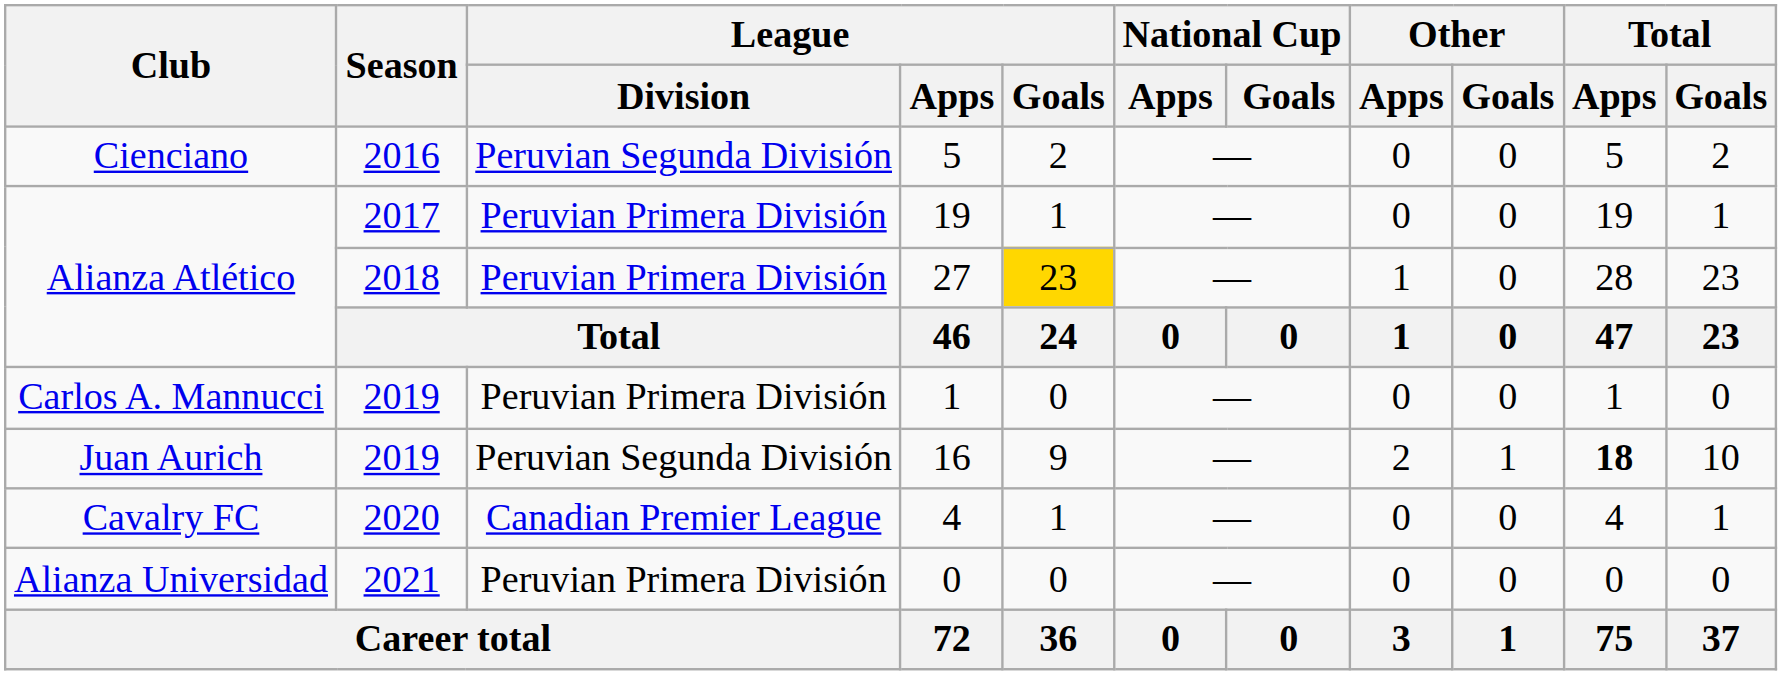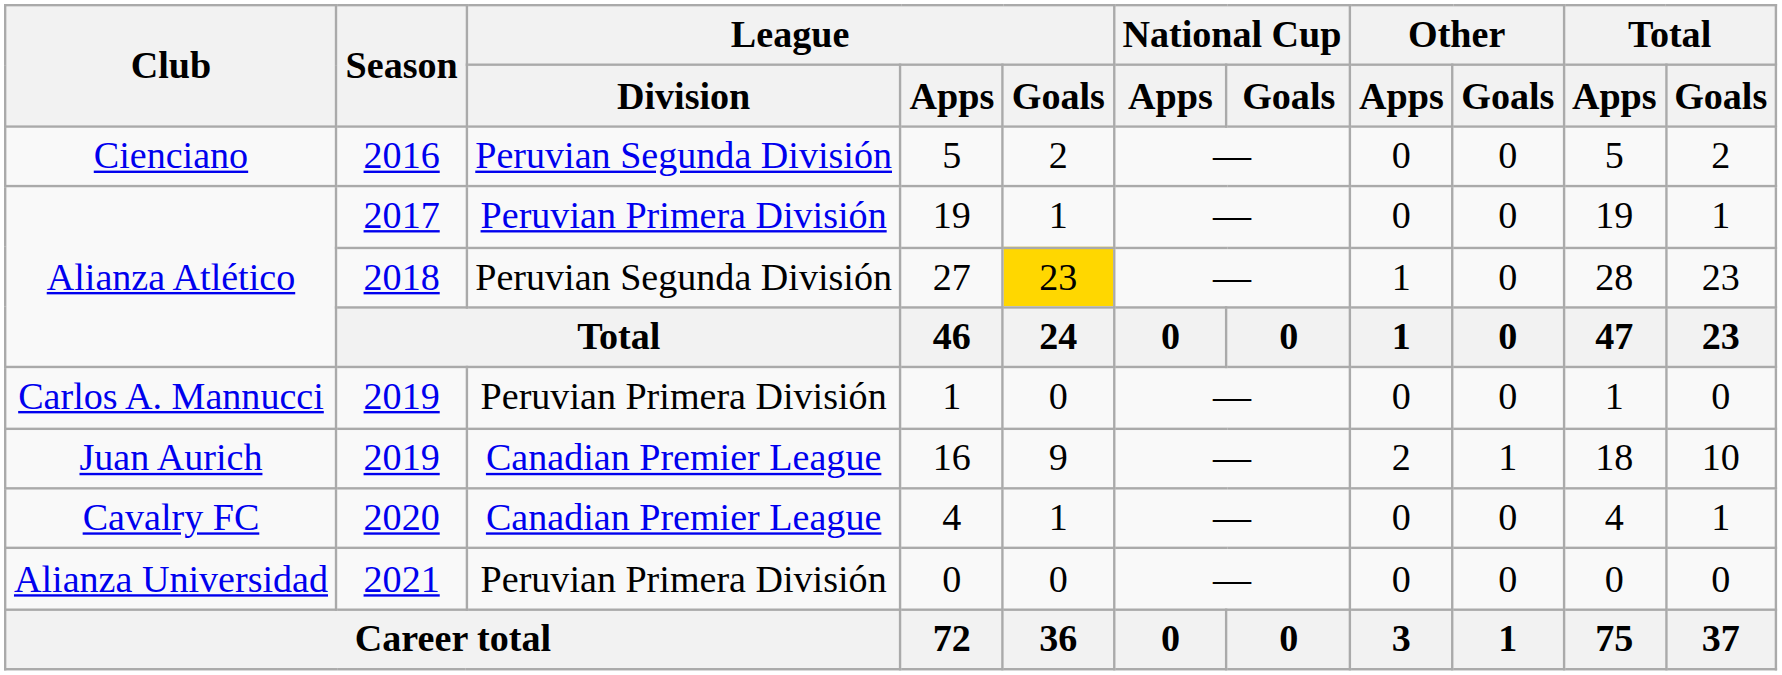(684, 276) Peruvian Primera División -> (684, 276) Peruvian Segunda División
(684, 457) Peruvian Segunda División -> (684, 457) Canadian Premier League
(1614, 457) bold -> (1614, 457) normal
